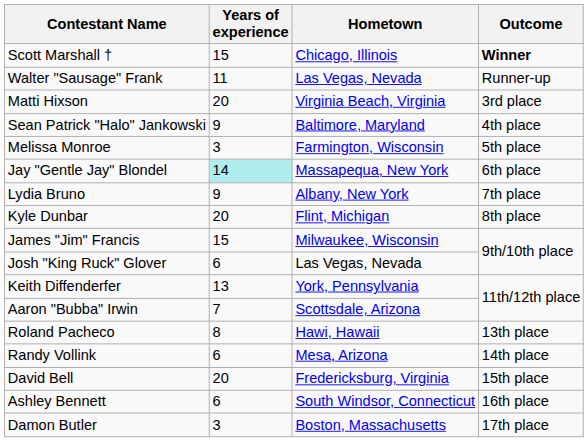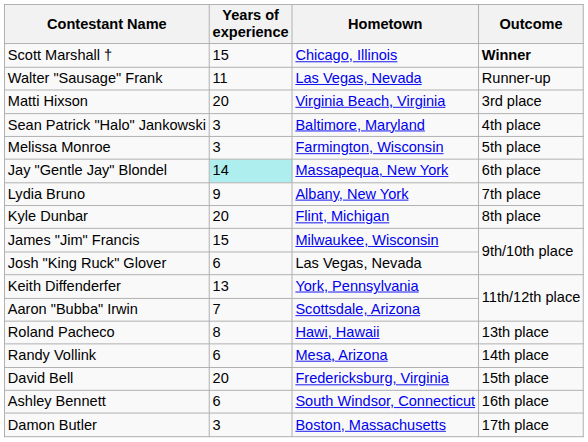(217, 124) 9 -> (217, 124) 3
